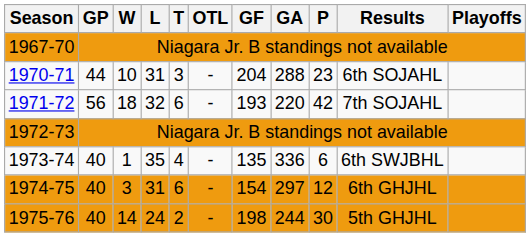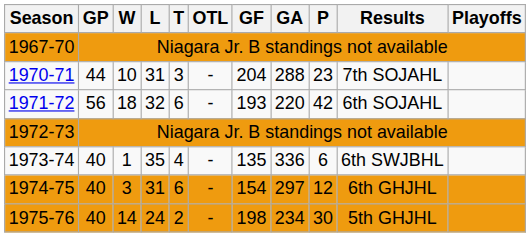(392, 75) 6th SOJAHL -> (392, 75) 7th SOJAHL
(392, 103) 7th SOJAHL -> (392, 103) 6th SOJAHL
(290, 217) 244 -> (290, 217) 234
